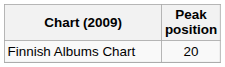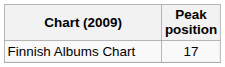(191, 51) 20 -> (191, 51) 17
